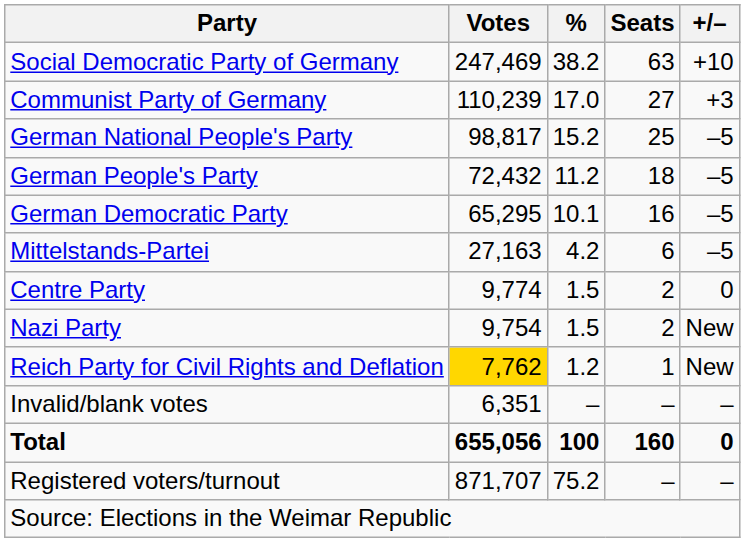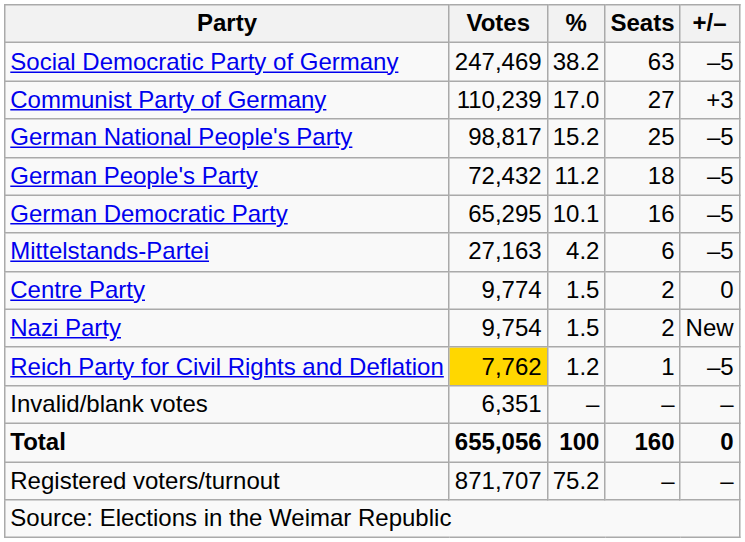(713, 61) +10 -> (720, 61) –5
(710, 366) New -> (720, 366) –5
